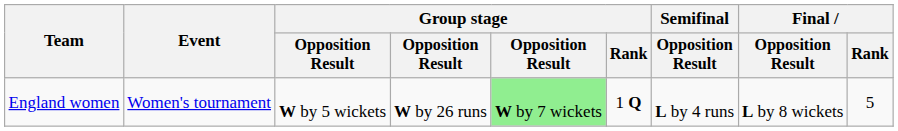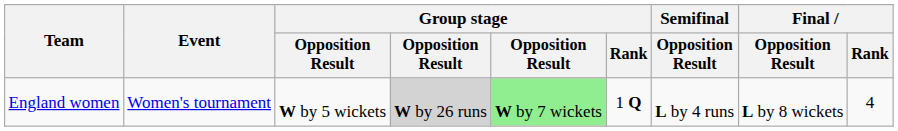(440, 112) no background -> (440, 112) lightgrey background
(870, 102) 5 -> (870, 102) 4
